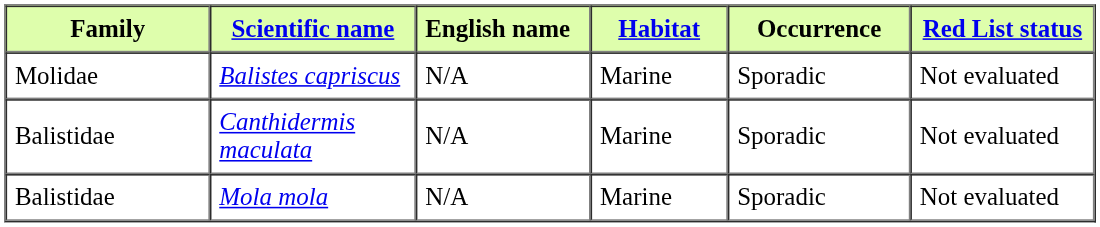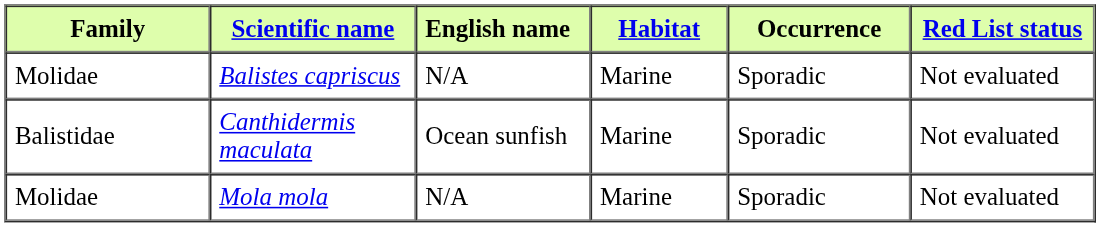(447, 136) N/A -> (496, 136) Ocean sunfish
(65, 197) Balistidae -> (57, 197) Molidae
